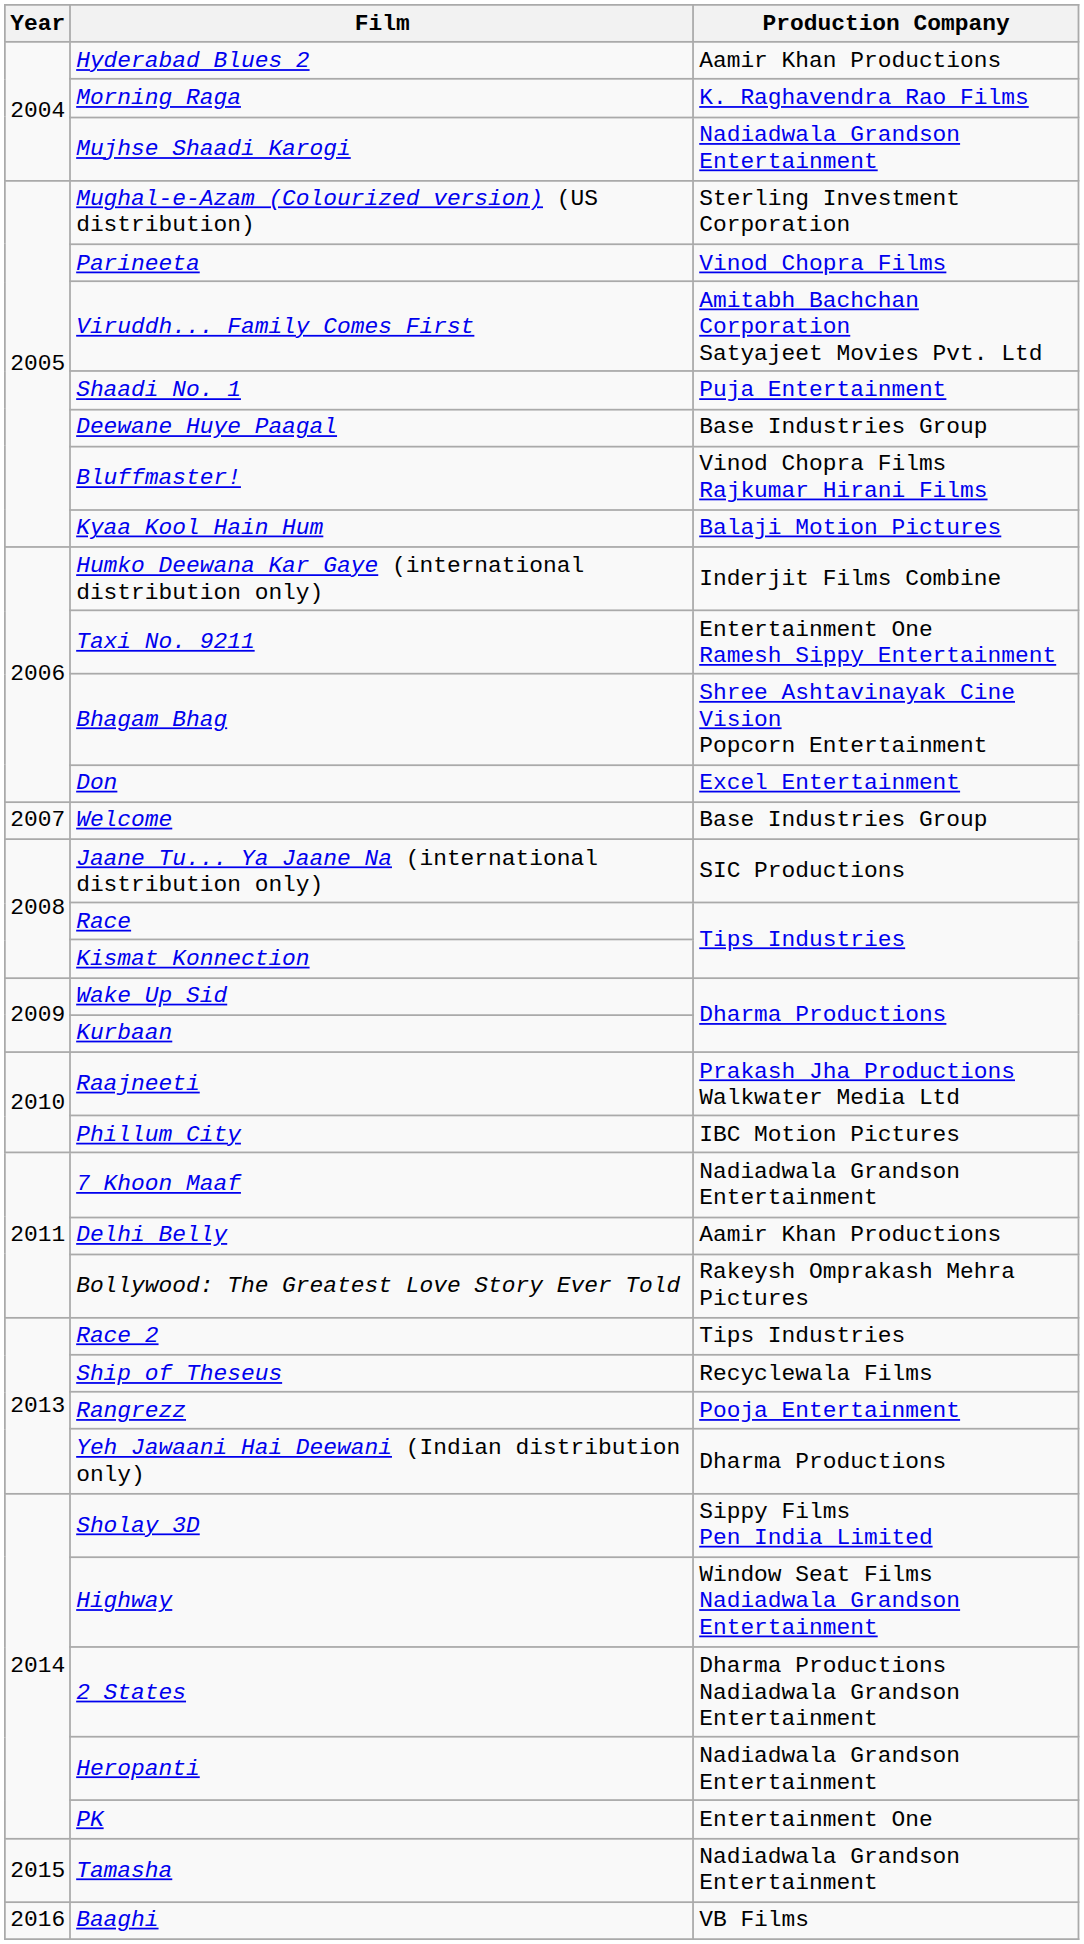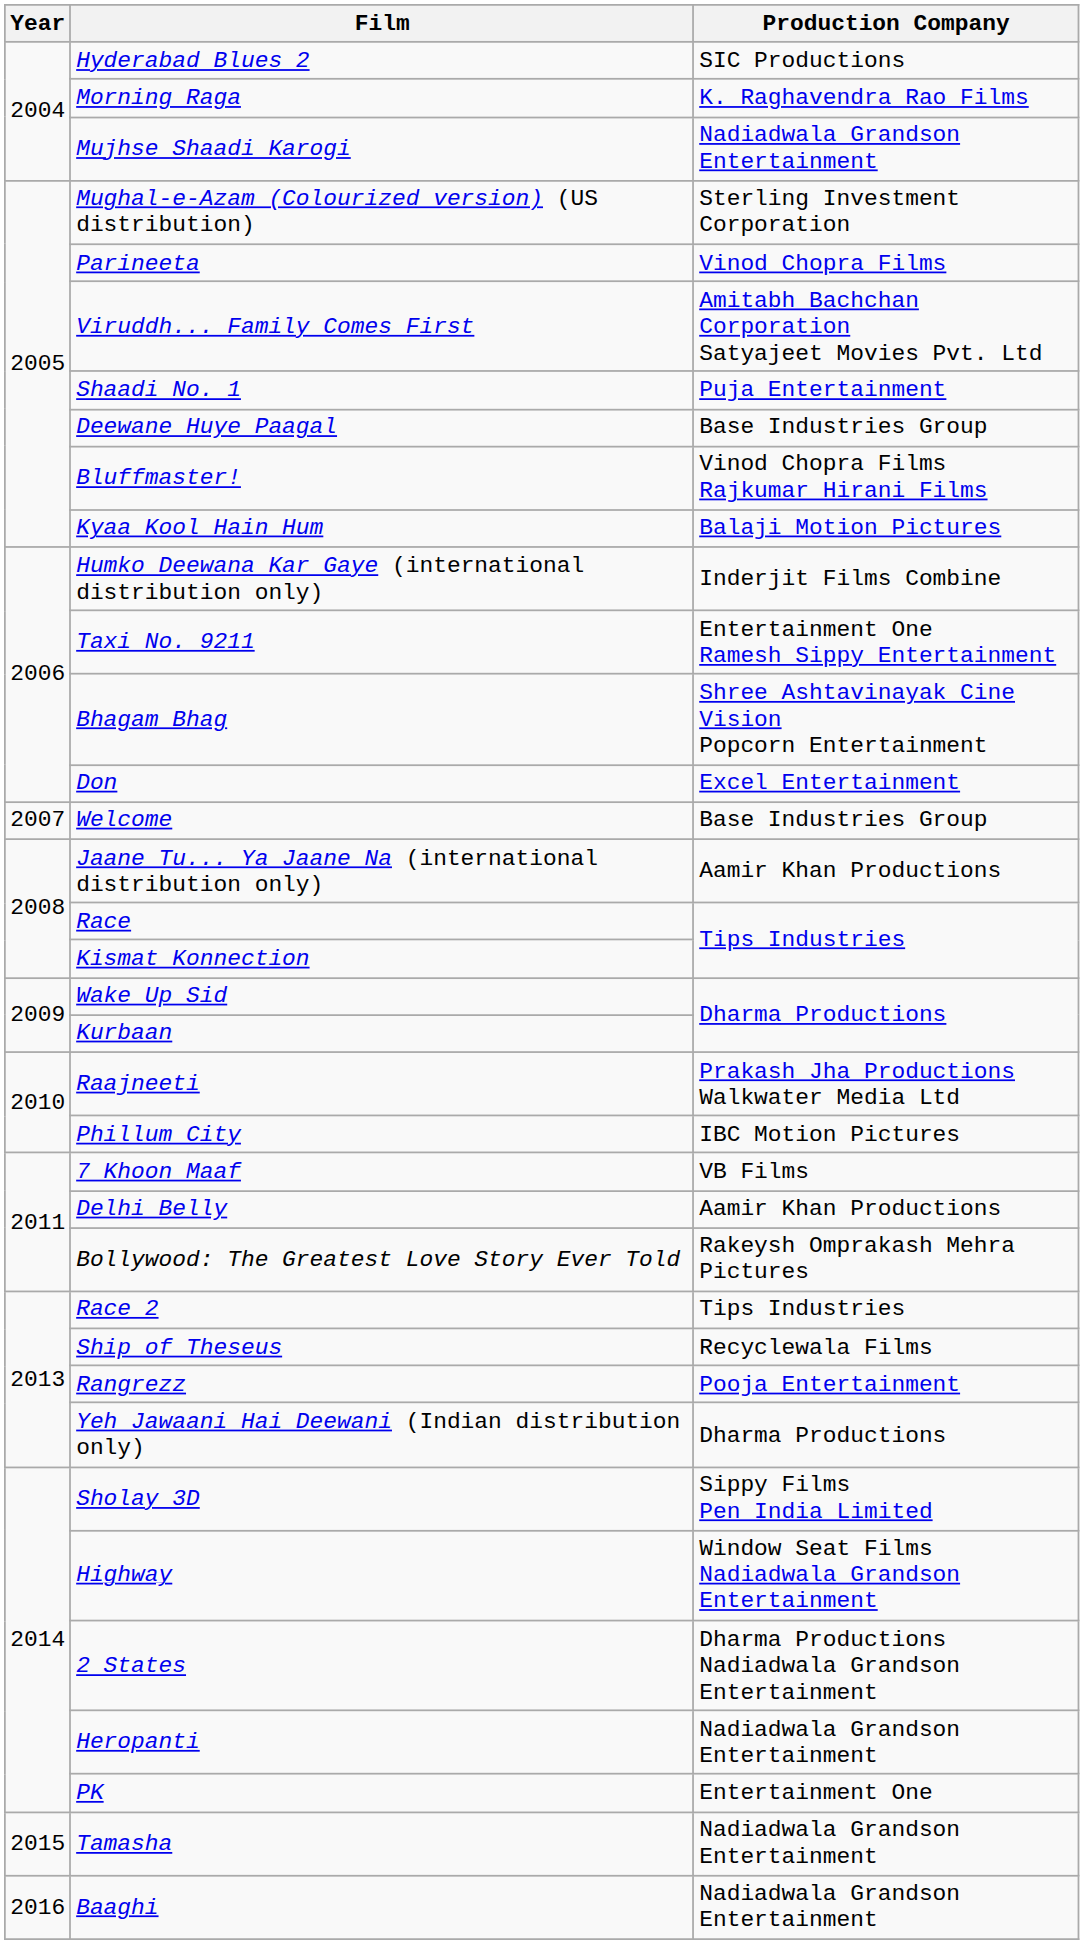(850, 61) Aamir Khan Productions -> (802, 61) SIC Productions
(802, 871) SIC Productions -> (850, 871) Aamir Khan Productions
(830, 1185) Nadiadwala Grandson Entertainment -> (754, 1172) VB Films
(754, 1920) VB Films -> (830, 1907) Nadiadwala Grandson Entertainment
